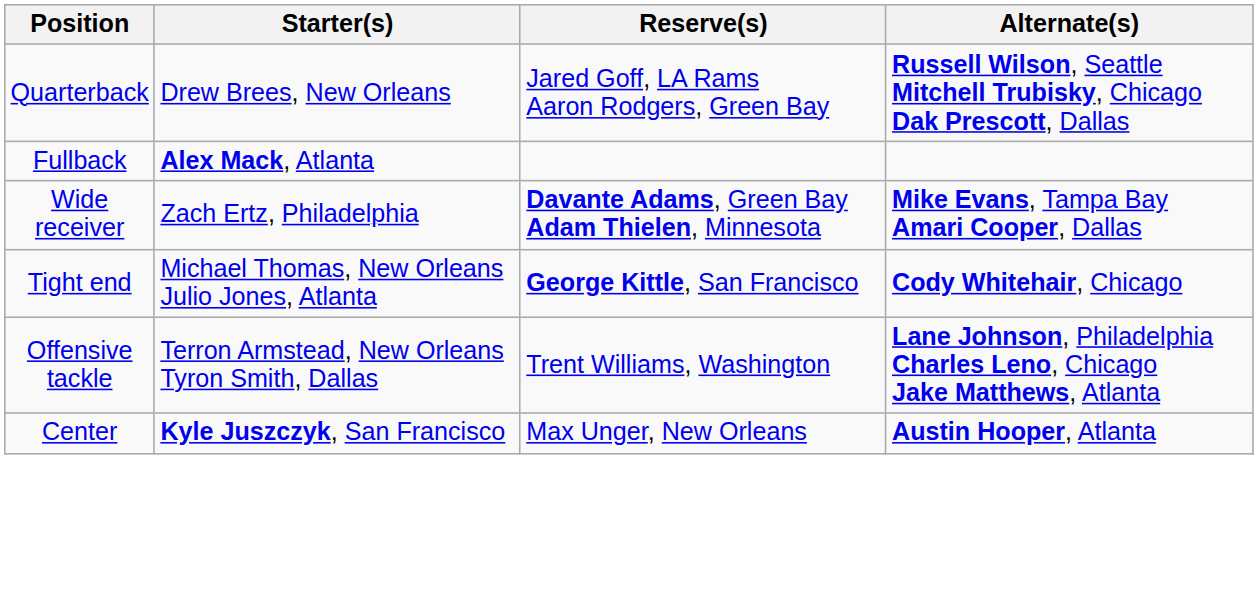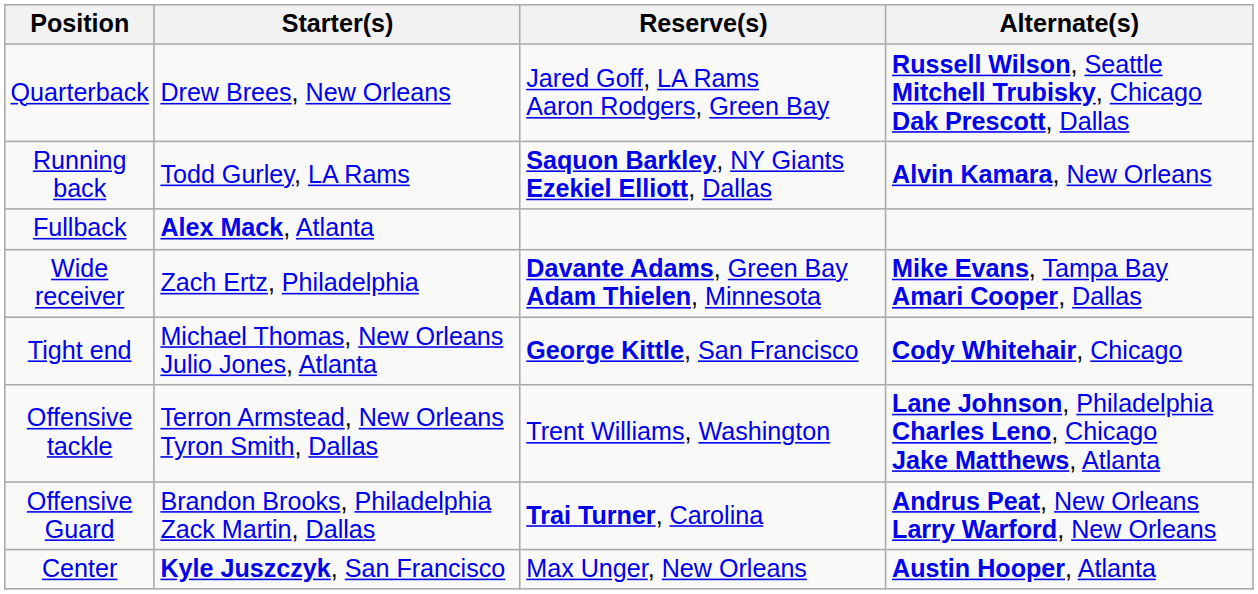+ row: (80, 174)
+ row: (80, 515)
